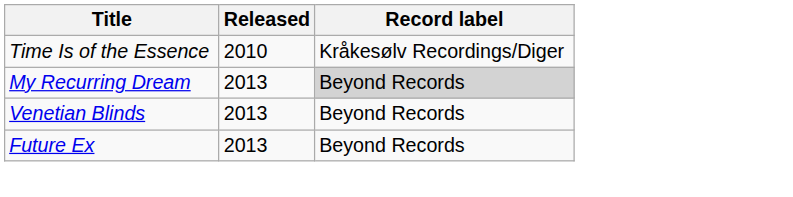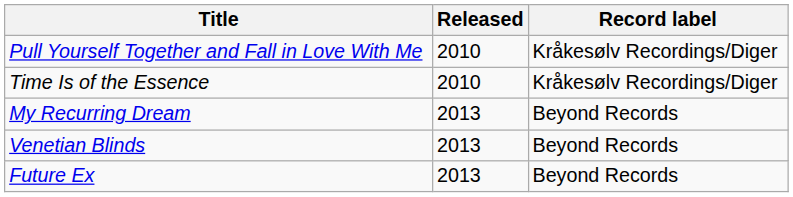+ row: (219, 51)
(392, 82) lightgrey background -> (605, 113) no background
